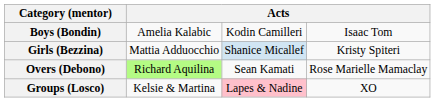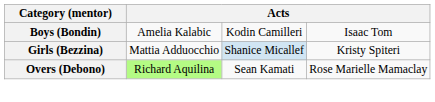- row: (65, 87)
